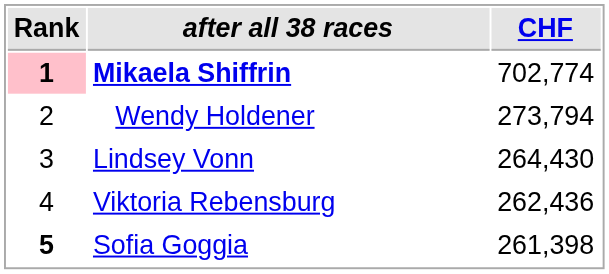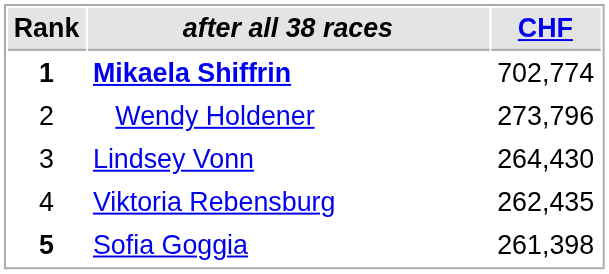(47, 73) pink background -> (47, 73) no background
(546, 116) 273,794 -> (546, 116) 273,796
(546, 202) 262,436 -> (546, 202) 262,435
